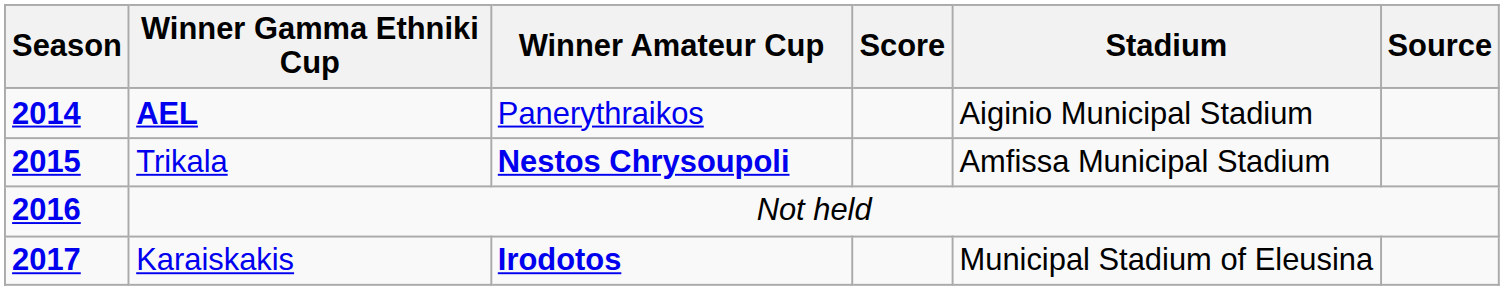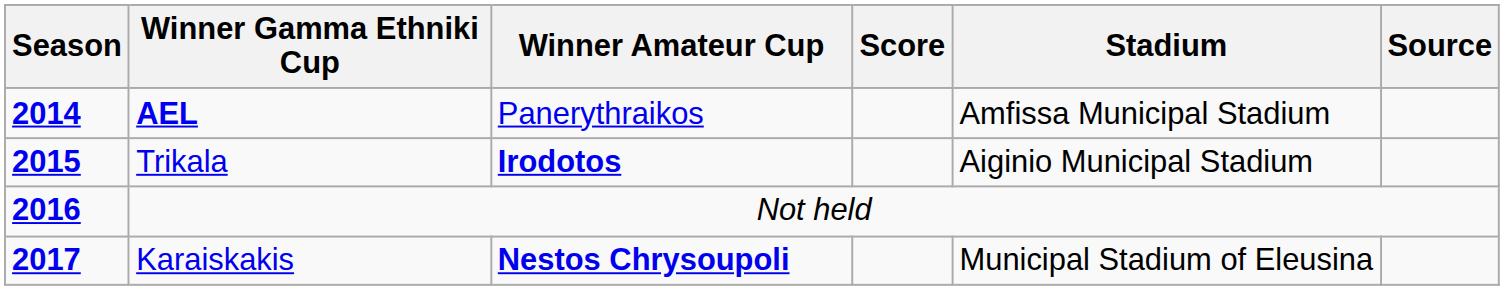(1136, 112) Aiginio Municipal Stadium -> (1145, 112) Amfissa Municipal Stadium
(644, 161) Nestos Chrysoupoli -> (560, 161) Irodotos
(1145, 161) Amfissa Municipal Stadium -> (1136, 161) Aiginio Municipal Stadium
(560, 259) Irodotos -> (644, 259) Nestos Chrysoupoli
